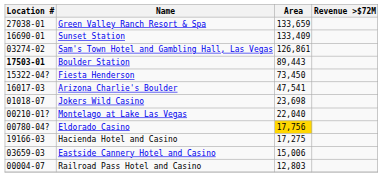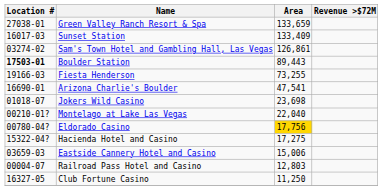(26, 37) 16690-01 -> (26, 37) 16017-03
(28, 75) 15322-04? -> (26, 75) 19166-03
(291, 75) 73,450 -> (291, 75) 73,255
(26, 88) 16017-03 -> (26, 88) 16690-01
(26, 140) 19166-03 -> (28, 140) 15322-04?
+ row: (103, 179)
